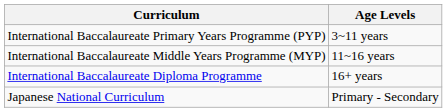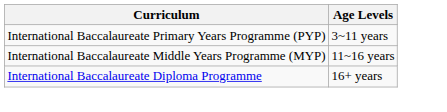- row: (86, 96)
